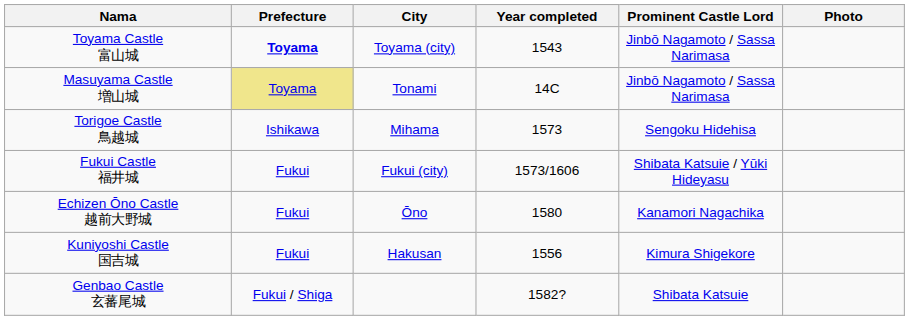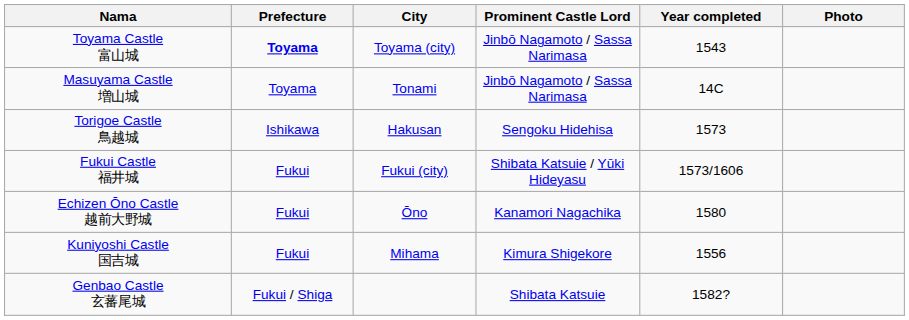columns swapped: (547, 16) <-> (701, 16)
(293, 88) khaki background -> (293, 88) no background
(415, 130) Mihama -> (415, 130) Hakusan
(415, 253) Hakusan -> (415, 253) Mihama
